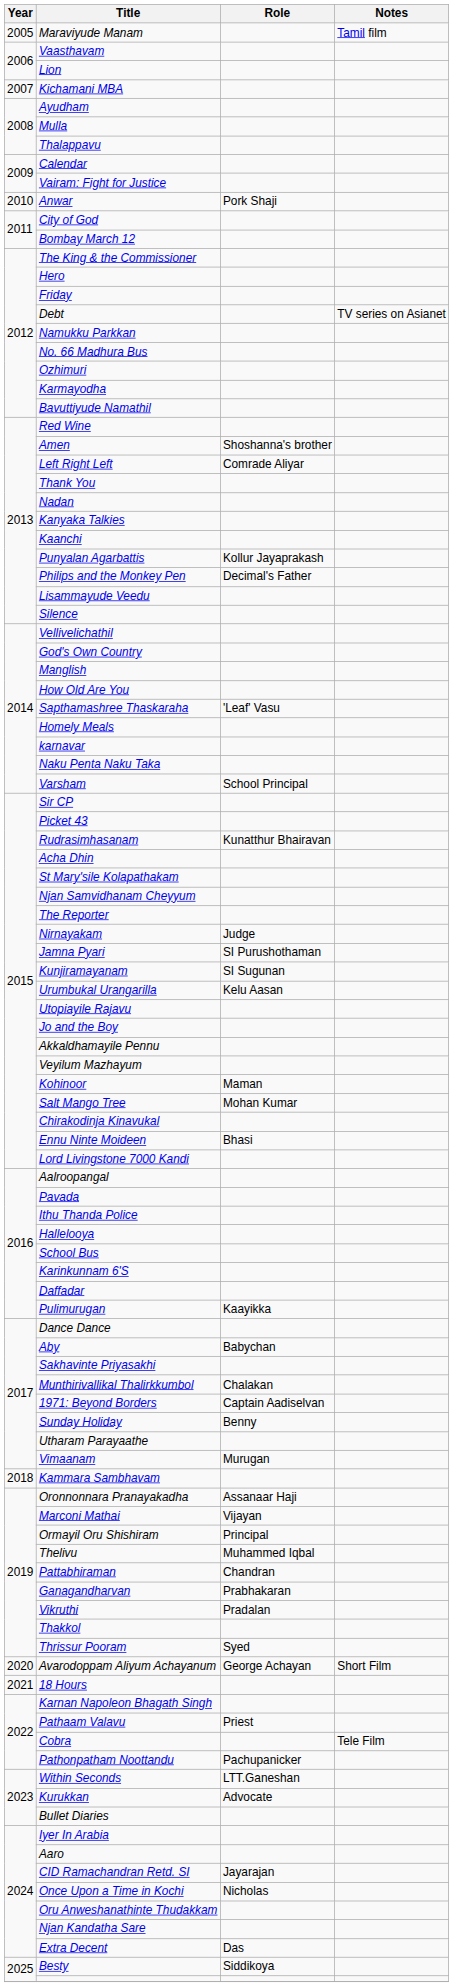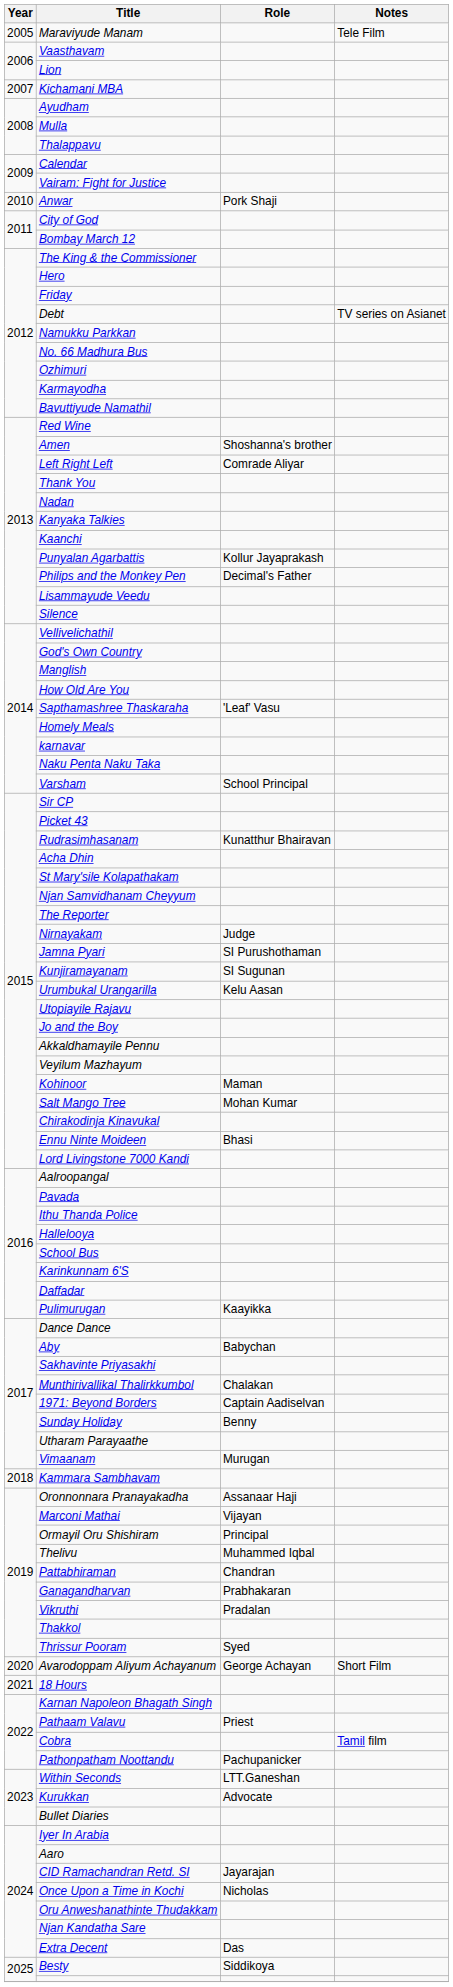(362, 32) Tamil film -> (361, 32) Tele Film
(361, 1741) Tele Film -> (362, 1741) Tamil film
